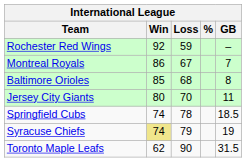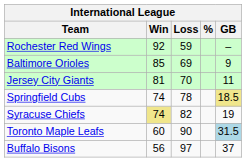- row: (46, 64)
(186, 81) 68 -> (186, 64) 69
(228, 81) 8 -> (228, 64) 9
(159, 98) 80 -> (159, 81) 81
(228, 115) no background -> (228, 98) khaki background
(186, 132) 79 -> (186, 115) 82
(159, 149) 62 -> (159, 132) 60
(228, 149) no background -> (228, 132) lightblue background
+ row: (41, 149)
